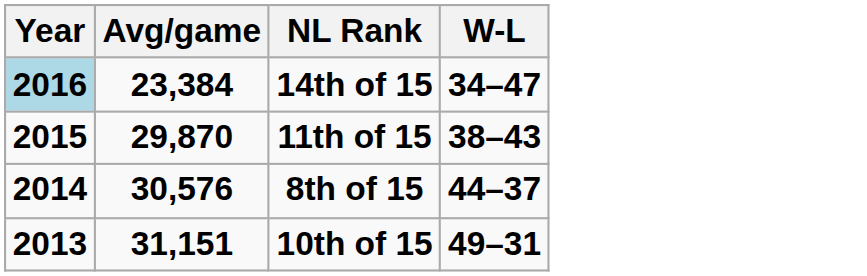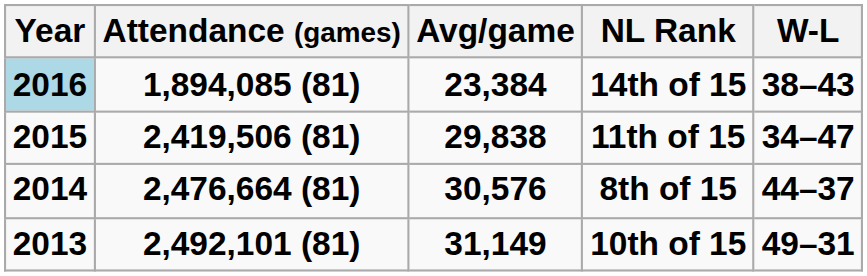+ column: (252, 31)
(495, 84) 34–47 -> (808, 84) 38–43
(182, 137) 29,870 -> (495, 137) 29,838
(495, 137) 38–43 -> (808, 137) 34–47
(182, 243) 31,151 -> (495, 243) 31,149
